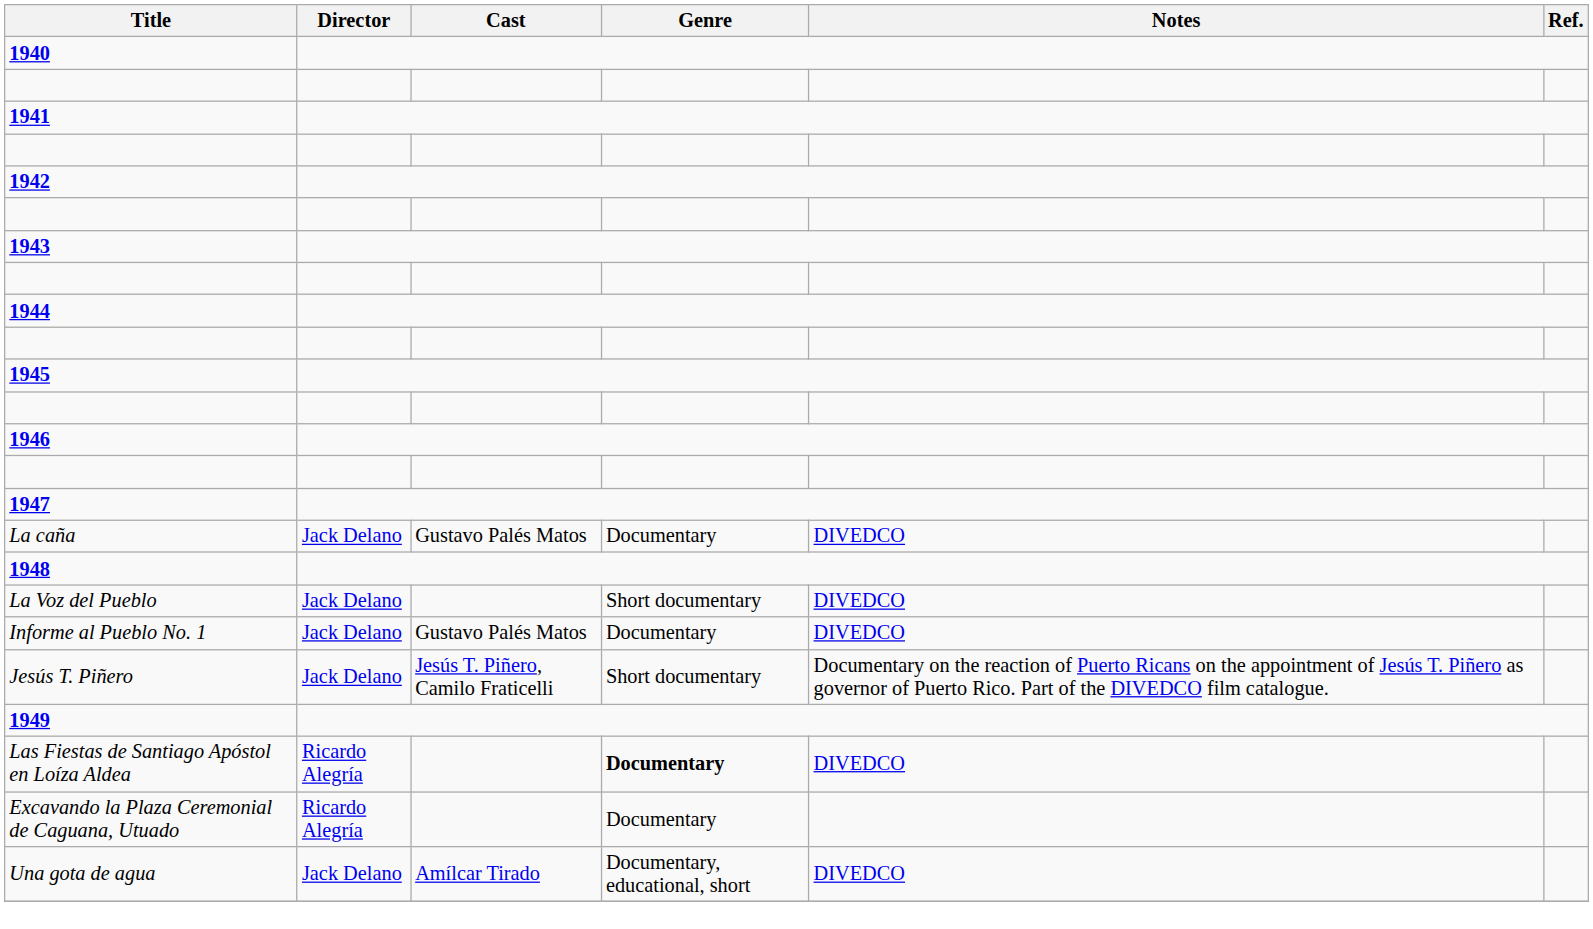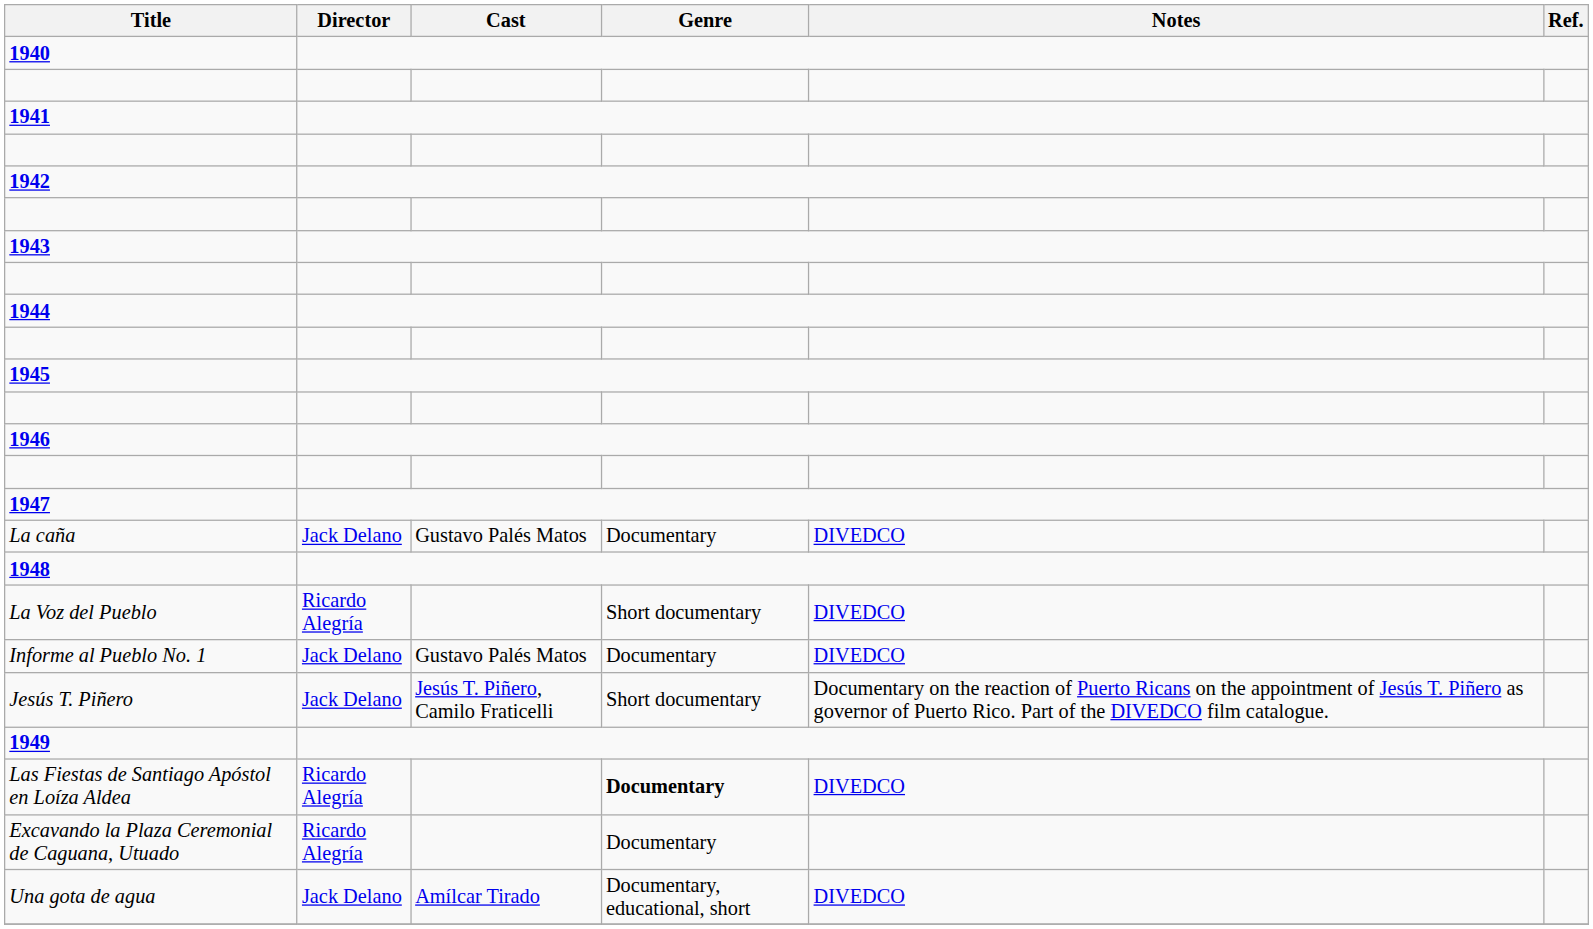(352, 600) Jack Delano -> (334, 612) Ricardo Alegría
